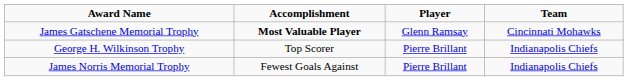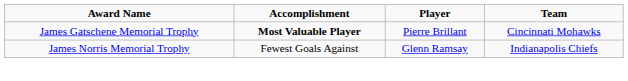(435, 31) Glenn Ramsay -> (435, 31) Pierre Brillant
- row: (119, 48)
(435, 66) Pierre Brillant -> (435, 48) Glenn Ramsay
